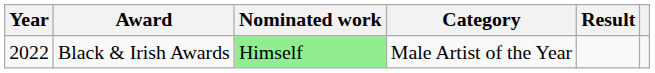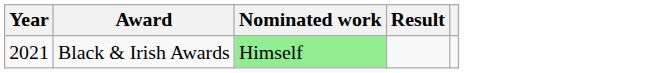- column: (481, 20)
(29, 51) 2022 -> (29, 51) 2021
